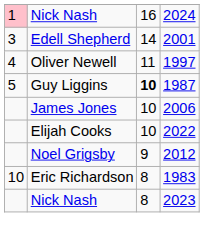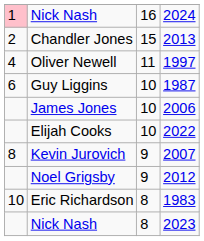+ row: (82, 39)
- row: (81, 39)
(12, 85) 5 -> (12, 85) 6
(148, 85) bold -> (148, 85) normal
+ row: (78, 154)
